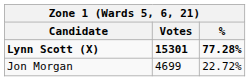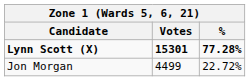(168, 67) 4699 -> (168, 67) 4499
